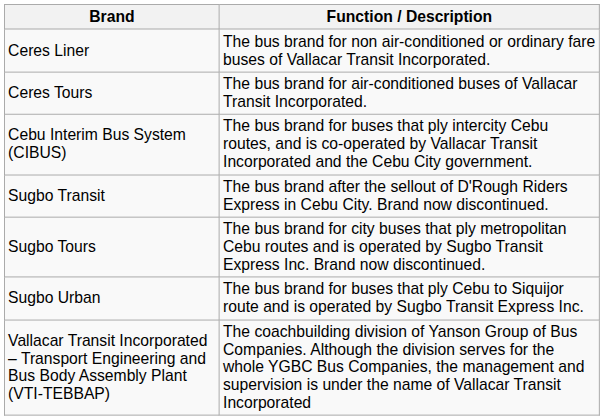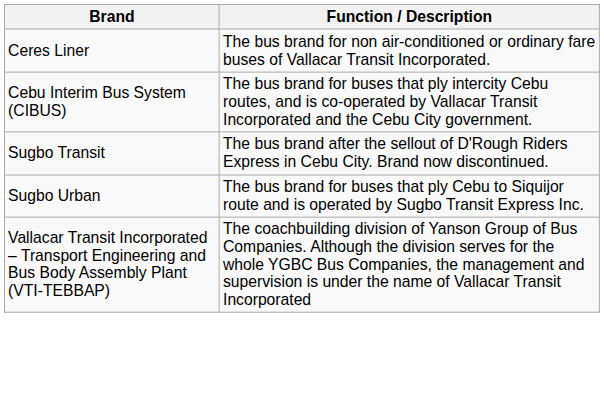- row: (50, 93)
- row: (52, 247)
